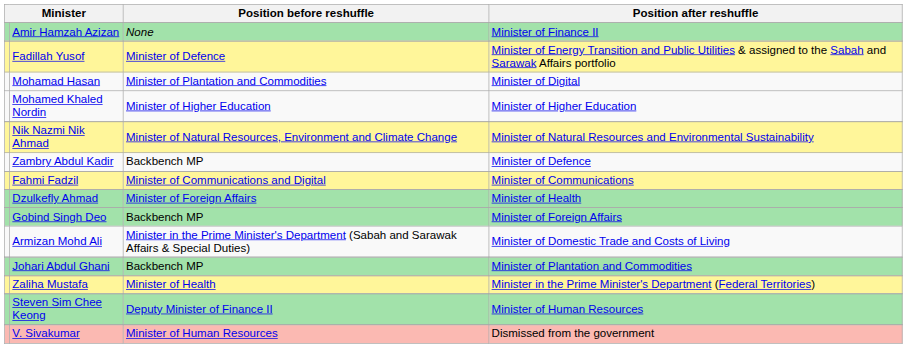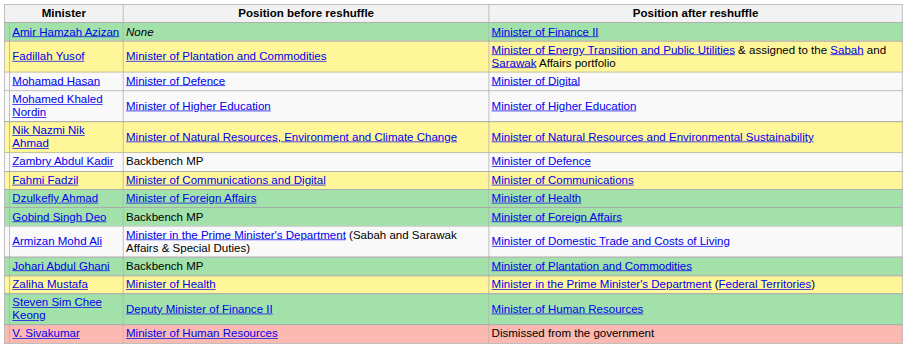(176, 56) Minister of Defence -> (226, 56) Minister of Plantation and Commodities
(226, 81) Minister of Plantation and Commodities -> (176, 81) Minister of Defence
